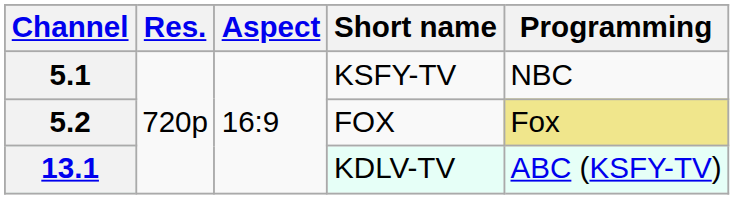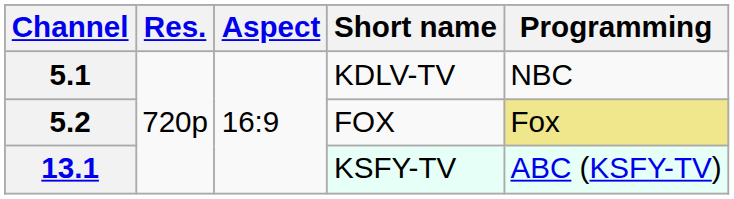(395, 74) KSFY-TV -> (395, 74) KDLV-TV
(395, 168) KDLV-TV -> (395, 168) KSFY-TV
